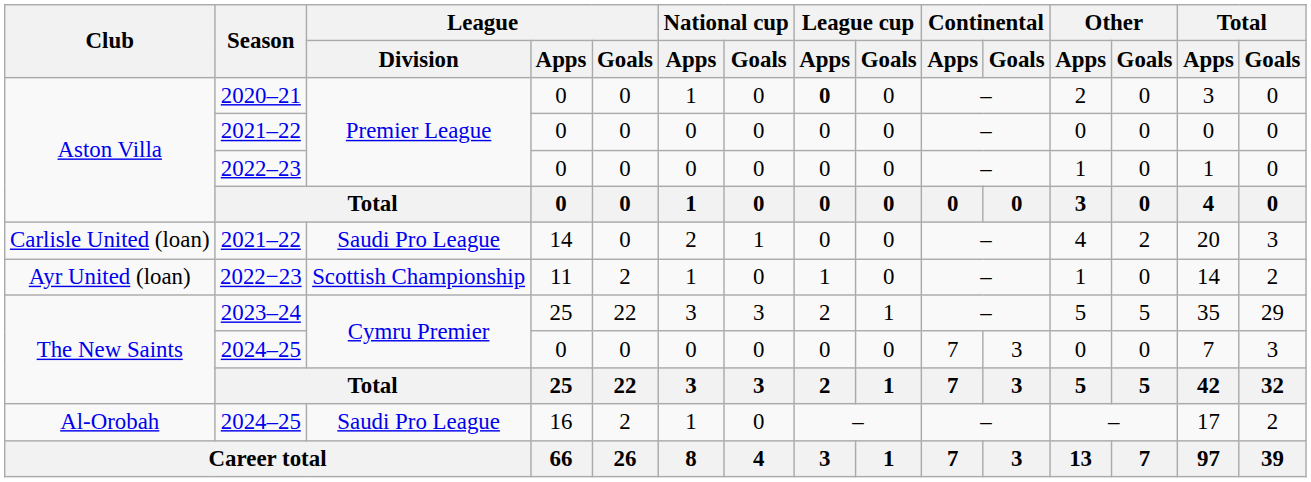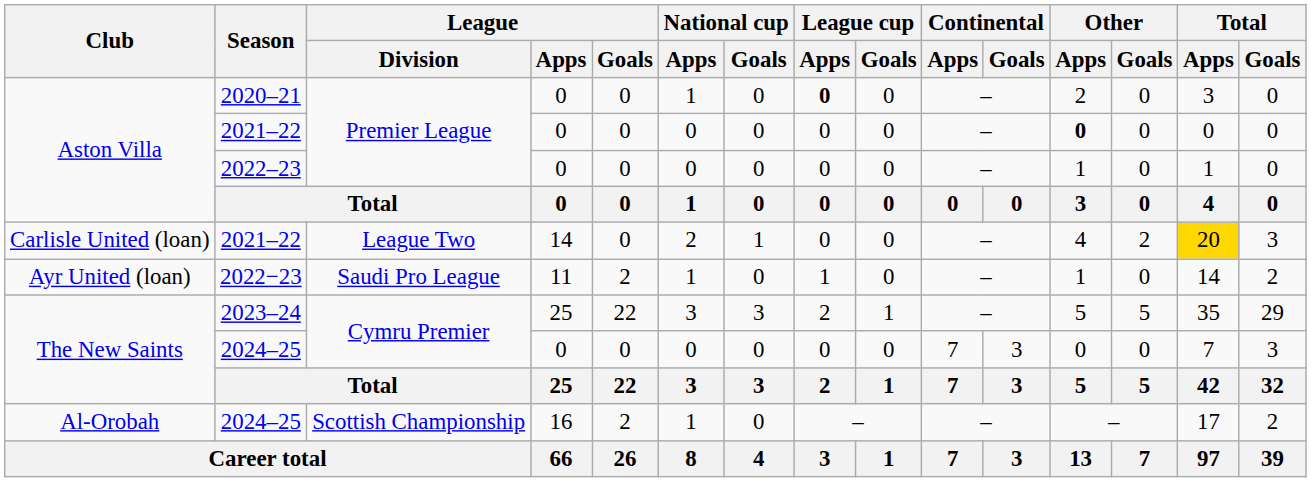(1081, 131) normal -> (1081, 131) bold
(419, 240) Saudi Pro League -> (419, 240) League Two
(1209, 240) no background -> (1209, 240) gold background
(419, 276) Scottish Championship -> (419, 276) Saudi Pro League
(419, 421) Saudi Pro League -> (419, 421) Scottish Championship
